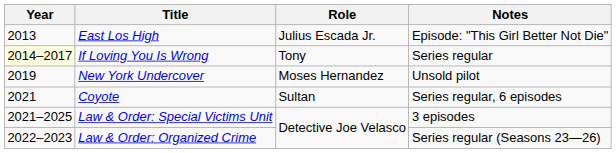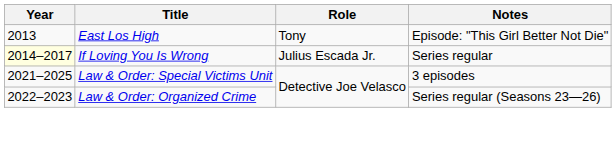(327, 35) Julius Escada Jr. -> (292, 35) Tony
(292, 55) Tony -> (327, 55) Julius Escada Jr.
- row: (141, 76)
- row: (99, 96)
